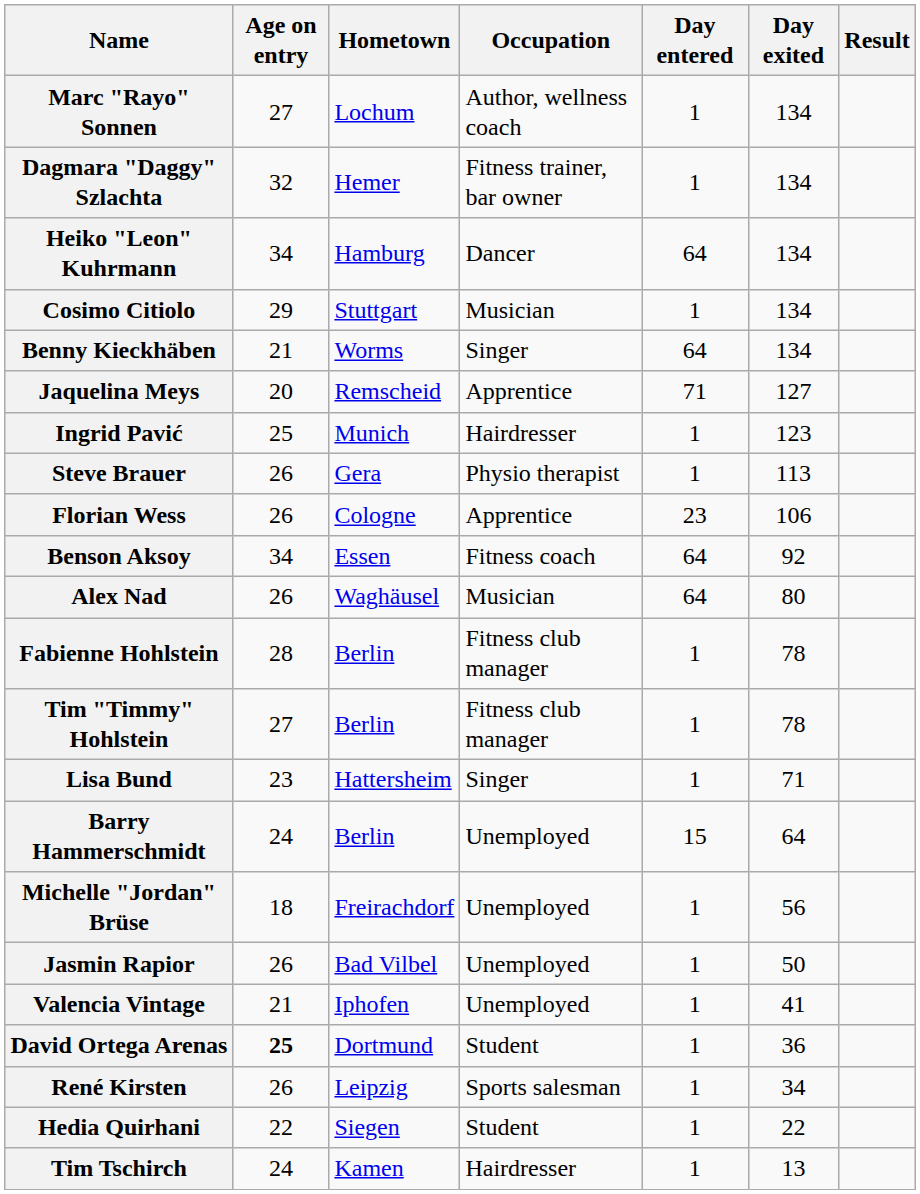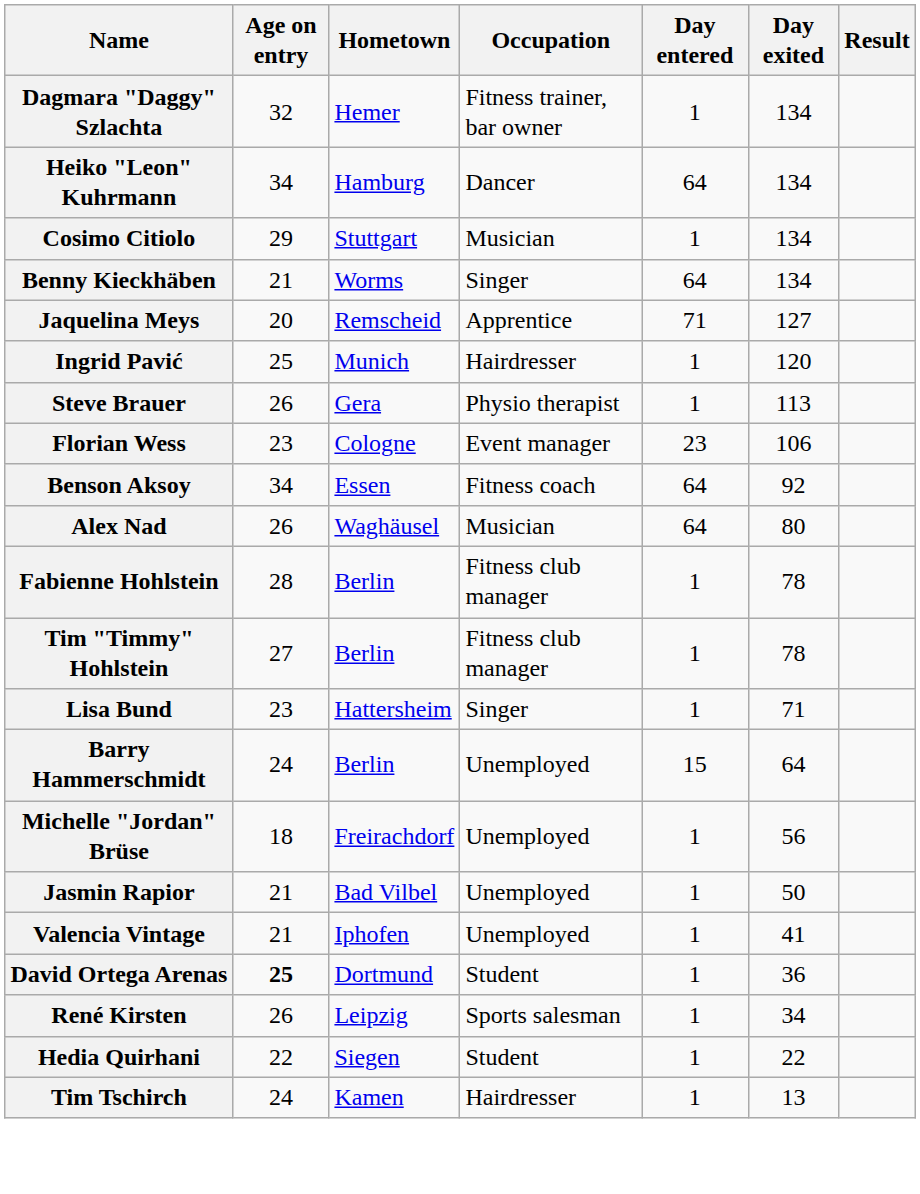- row: (119, 111)
(793, 432) 123 -> (793, 361) 120
(281, 514) 26 -> (281, 443) 23
(519, 514) Apprentice -> (538, 443) Event manager
(281, 963) 26 -> (281, 892) 21
